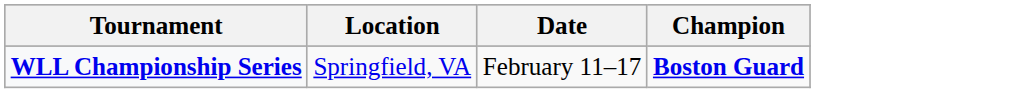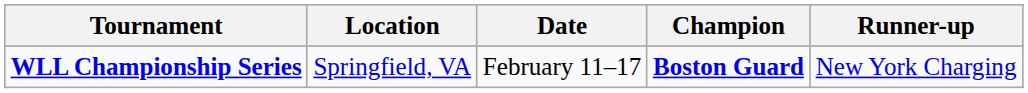+ column: (916, 25)
